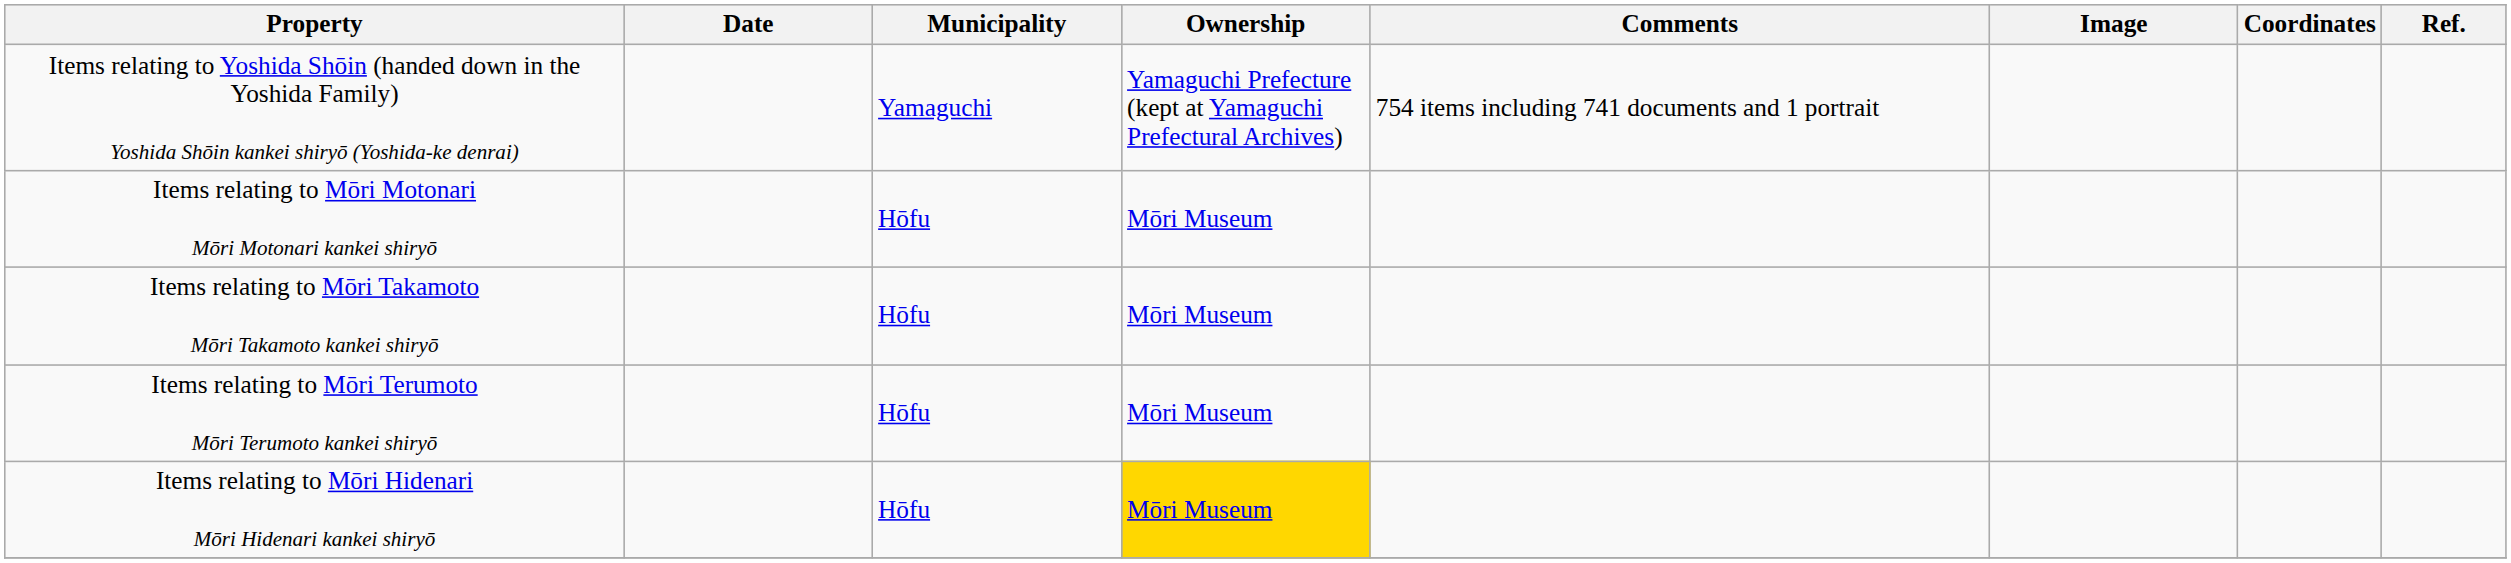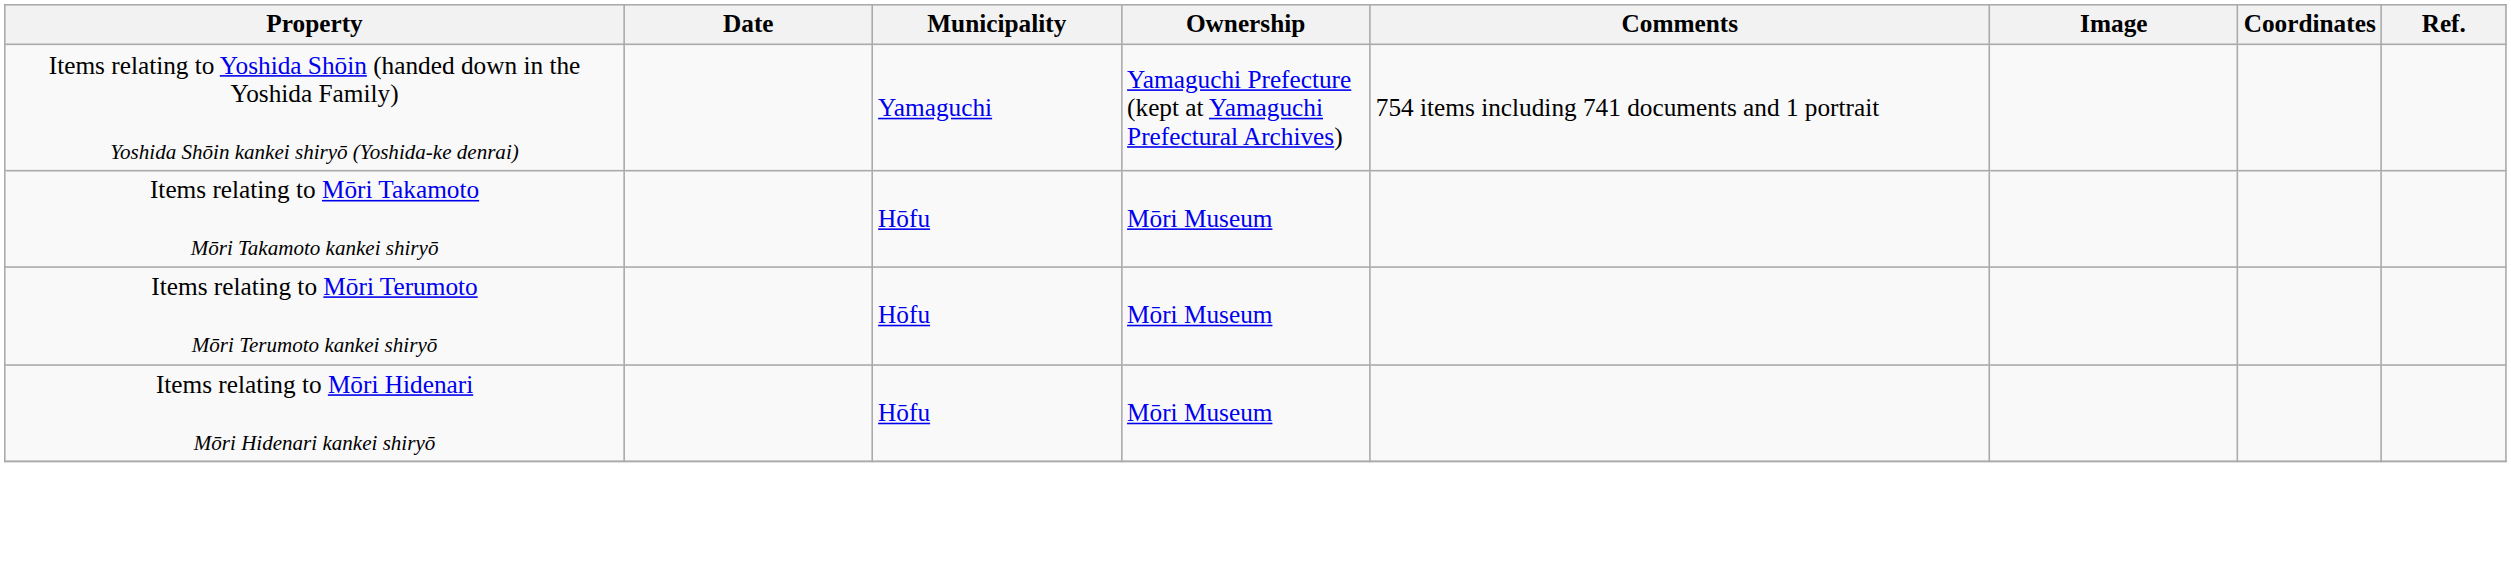- row: (315, 218)
(1200, 509) gold background -> (1200, 412) no background
